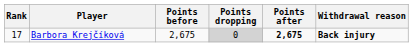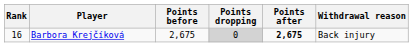(17, 35) 17 -> (17, 35) 16
(346, 35) bold -> (346, 35) normal
